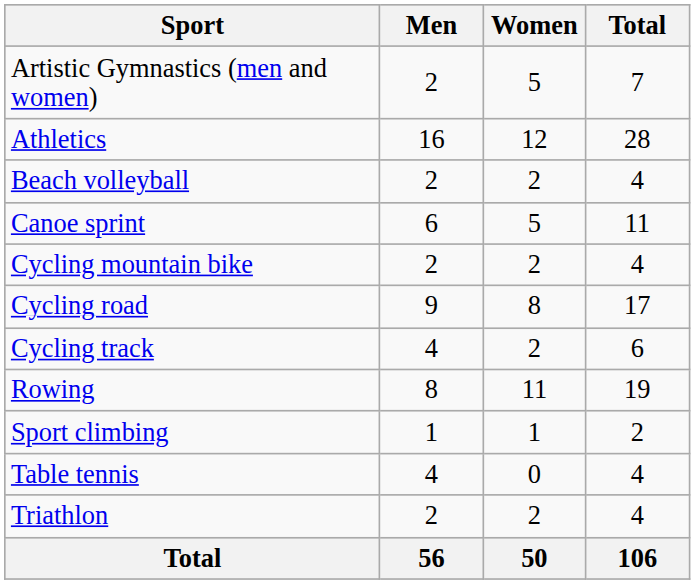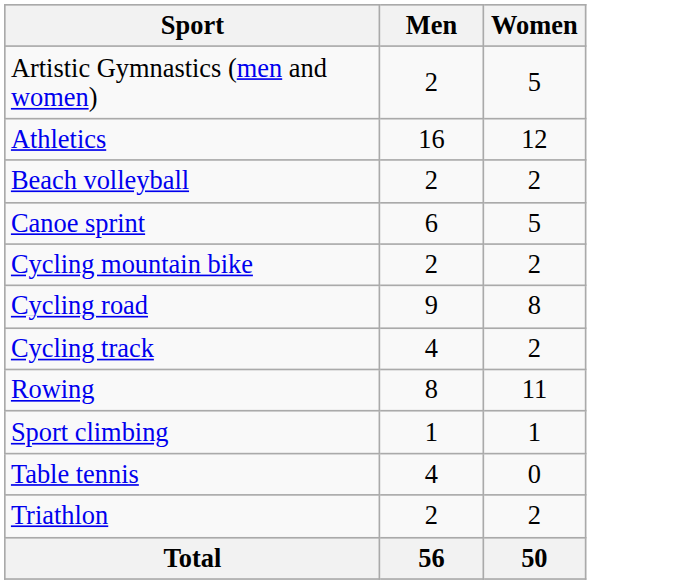- column: (637, 25)
